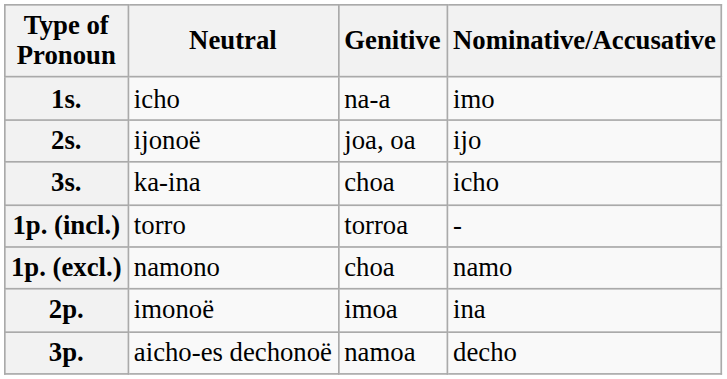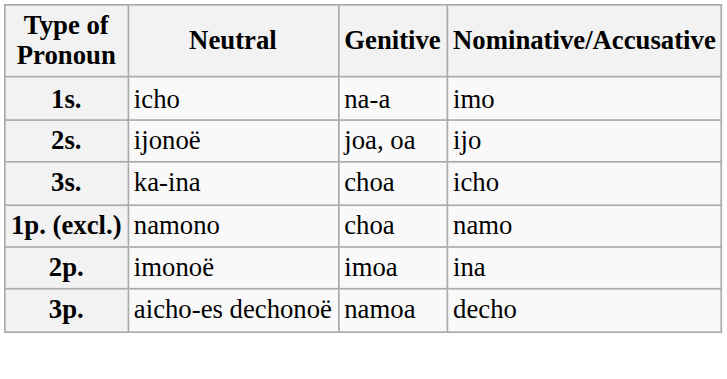- row: (66, 225)
